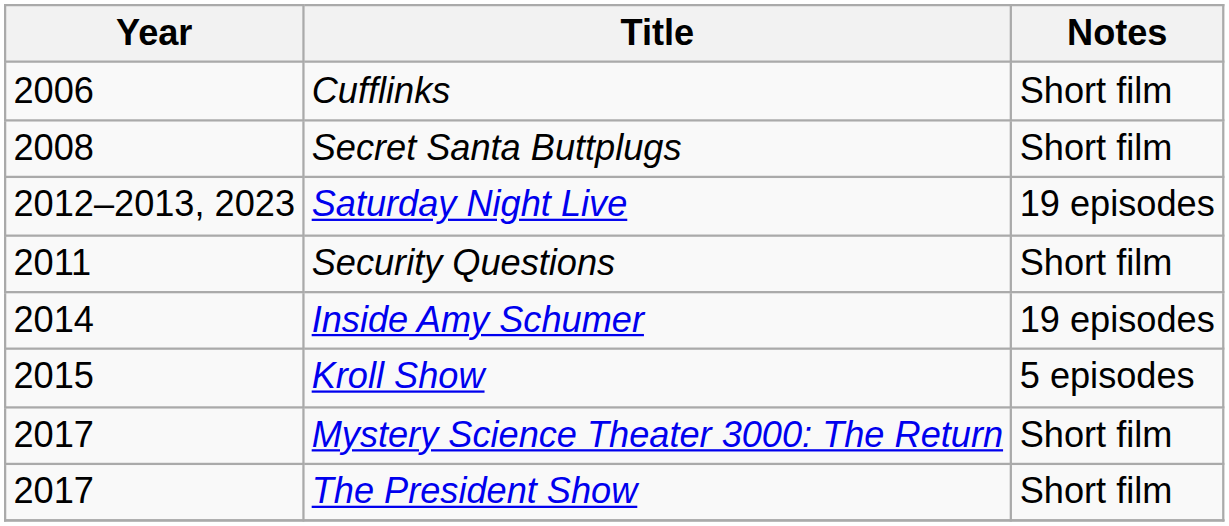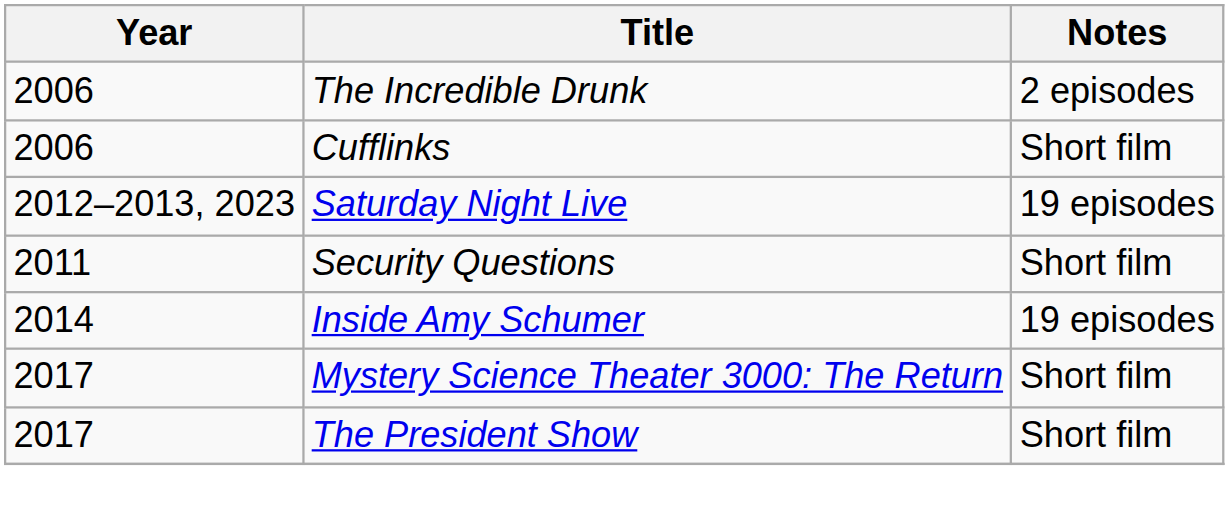+ row: (480, 90)
- row: (497, 147)
- row: (398, 377)
